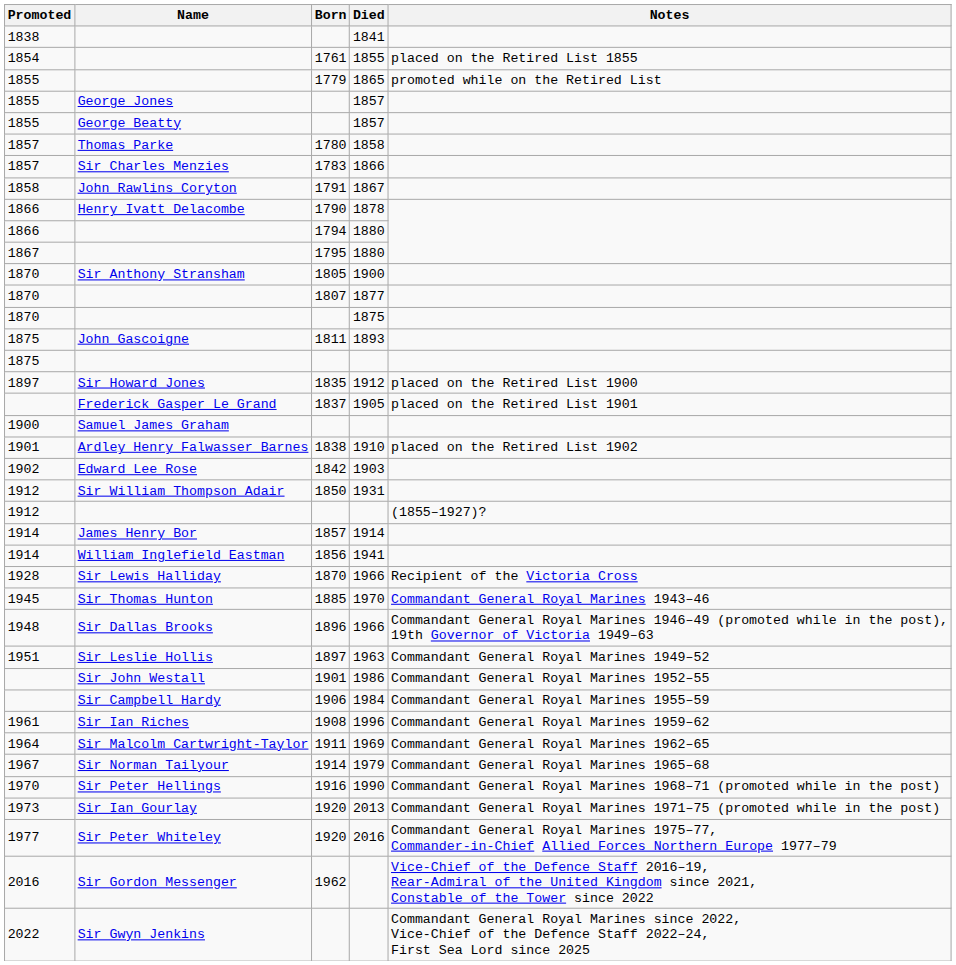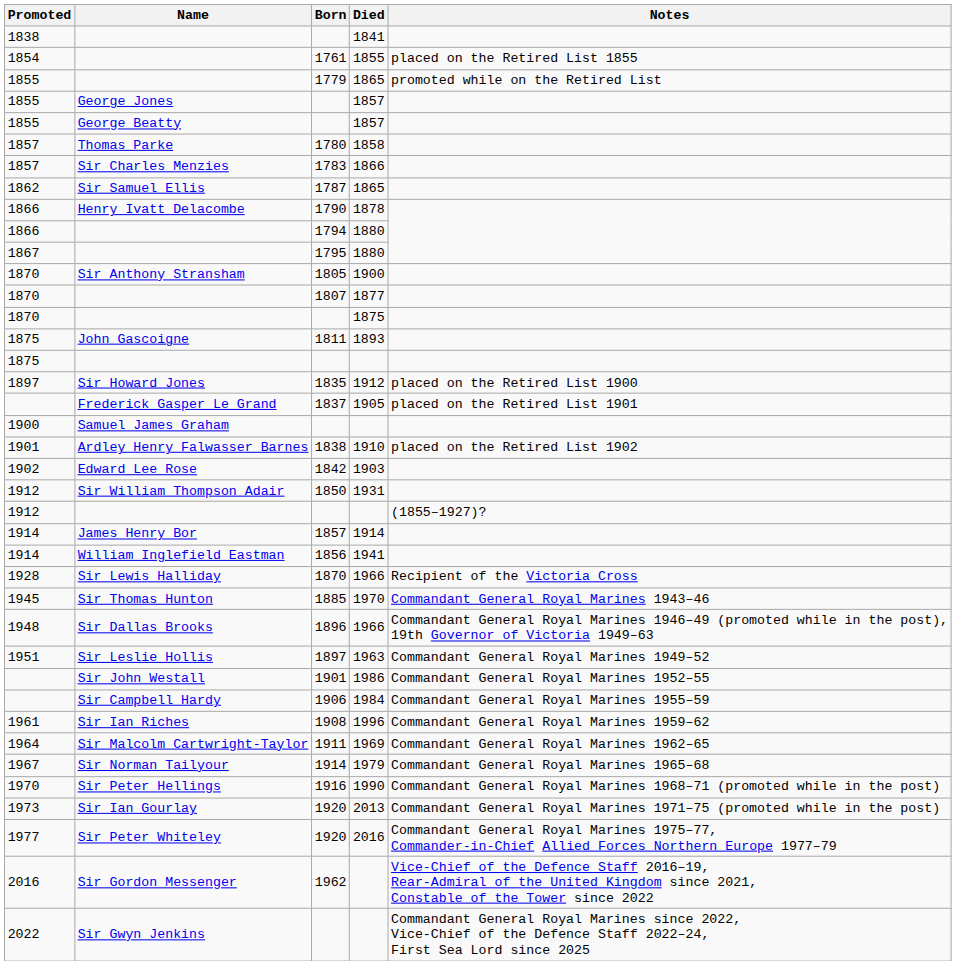- row: (24, 188)
+ row: (24, 188)
